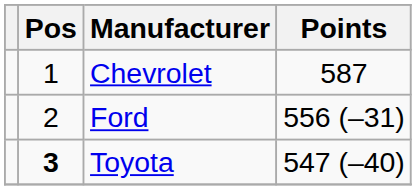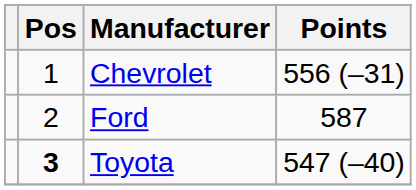(344, 73) 587 -> (344, 73) 556 (–31)
(344, 118) 556 (–31) -> (344, 118) 587
